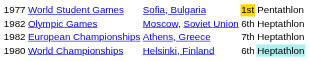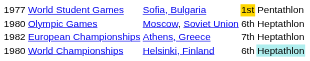(15, 23) 1982 -> (15, 23) 1980
